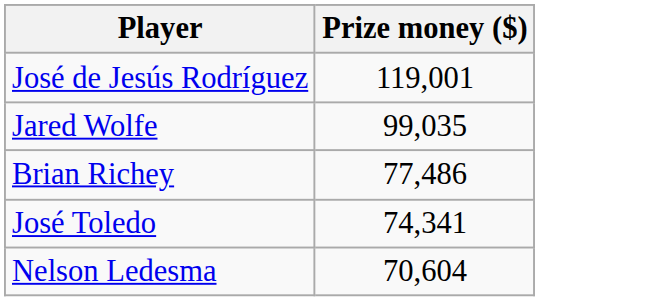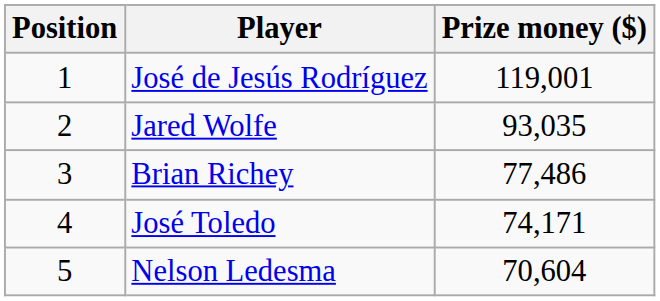+ column: (65, 28)
(425, 125) 99,035 -> (544, 125) 93,035
(425, 222) 74,341 -> (544, 222) 74,171
